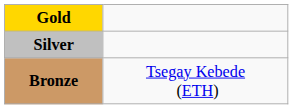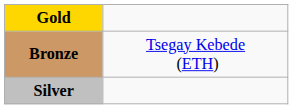rows swapped: (54, 44) <-> (54, 80)
